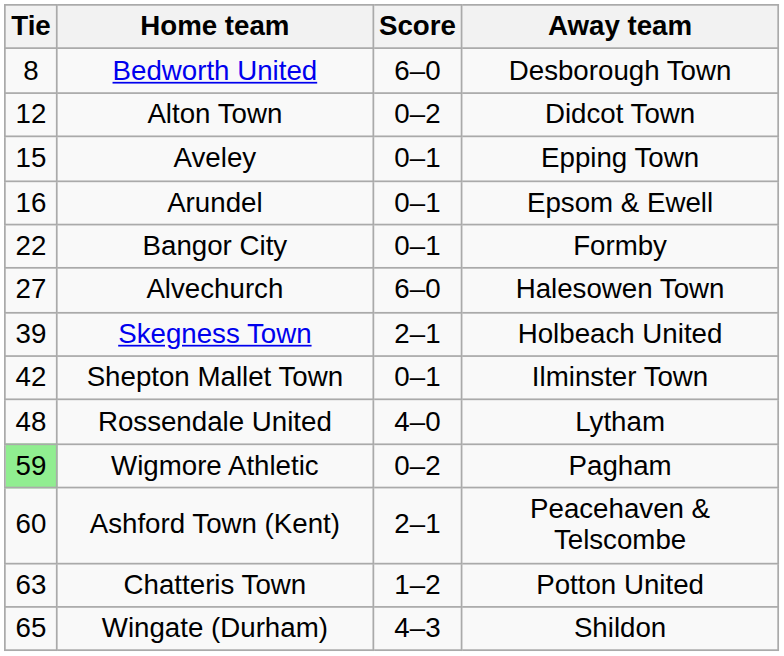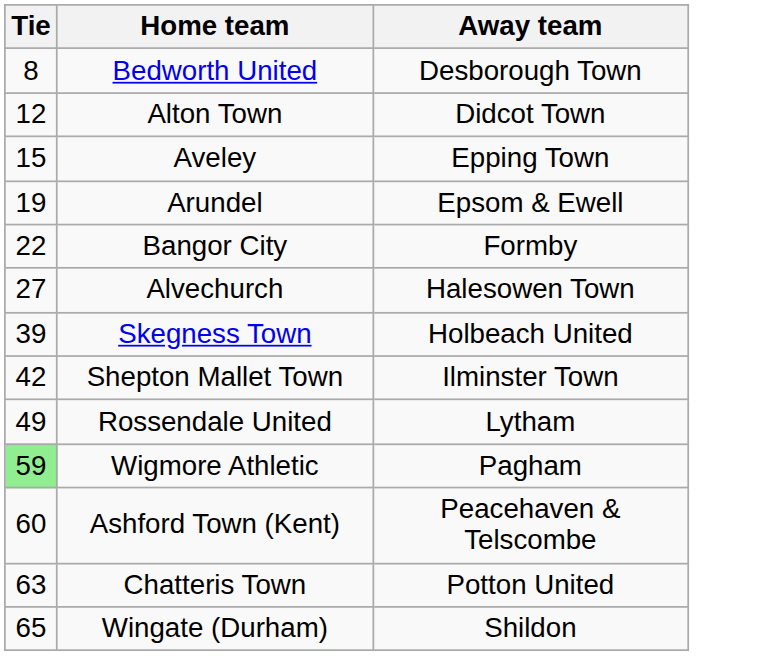- column: (417, 26)
(31, 202) 16 -> (31, 202) 19
(31, 421) 48 -> (31, 421) 49
